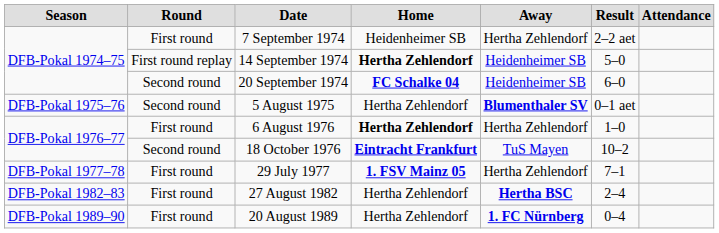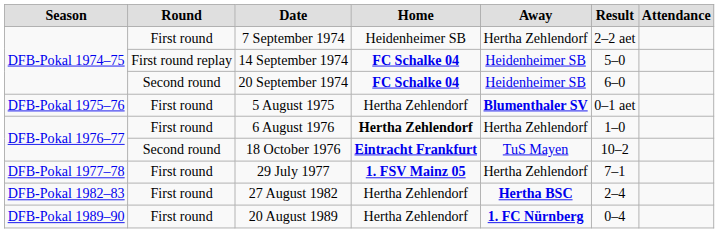(416, 60) Hertha Zehlendorf -> (416, 60) FC Schalke 04
(182, 104) Second round -> (182, 104) First round
